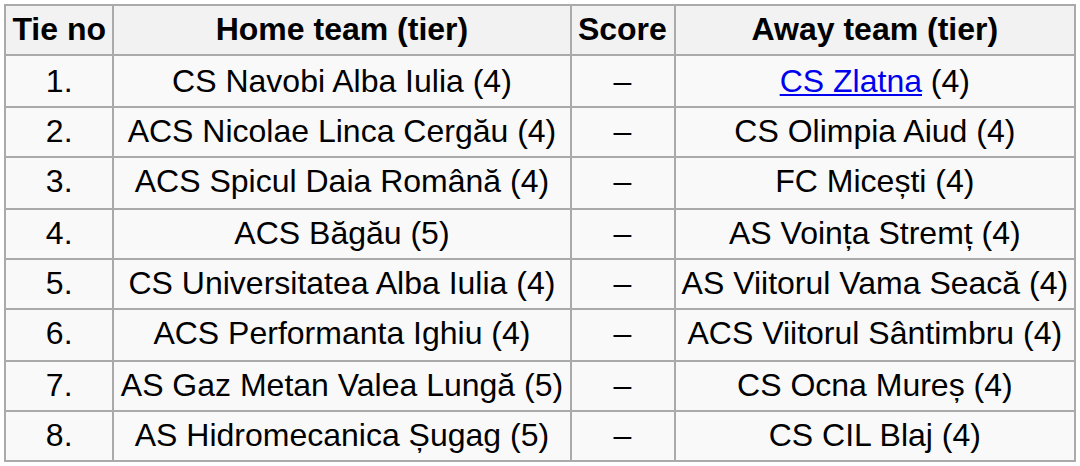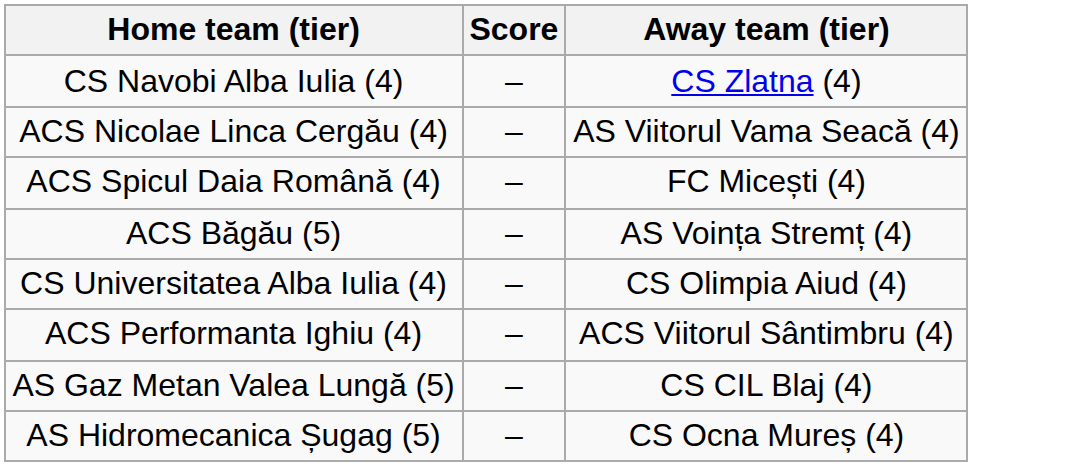- column: (59, 29)
(875, 131) CS Olimpia Aiud (4) -> (766, 131) AS Viitorul Vama Seacă (4)
(875, 283) AS Viitorul Vama Seacă (4) -> (766, 283) CS Olimpia Aiud (4)
(875, 385) CS Ocna Mureș (4) -> (766, 385) CS CIL Blaj (4)
(875, 435) CS CIL Blaj (4) -> (766, 435) CS Ocna Mureș (4)
